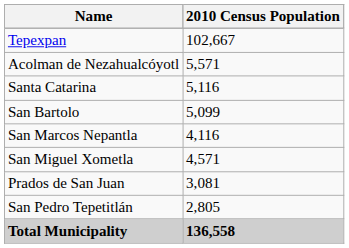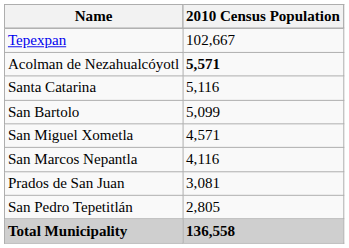(203, 64) normal -> (203, 64) bold
rows swapped: (71, 159) <-> (73, 135)
